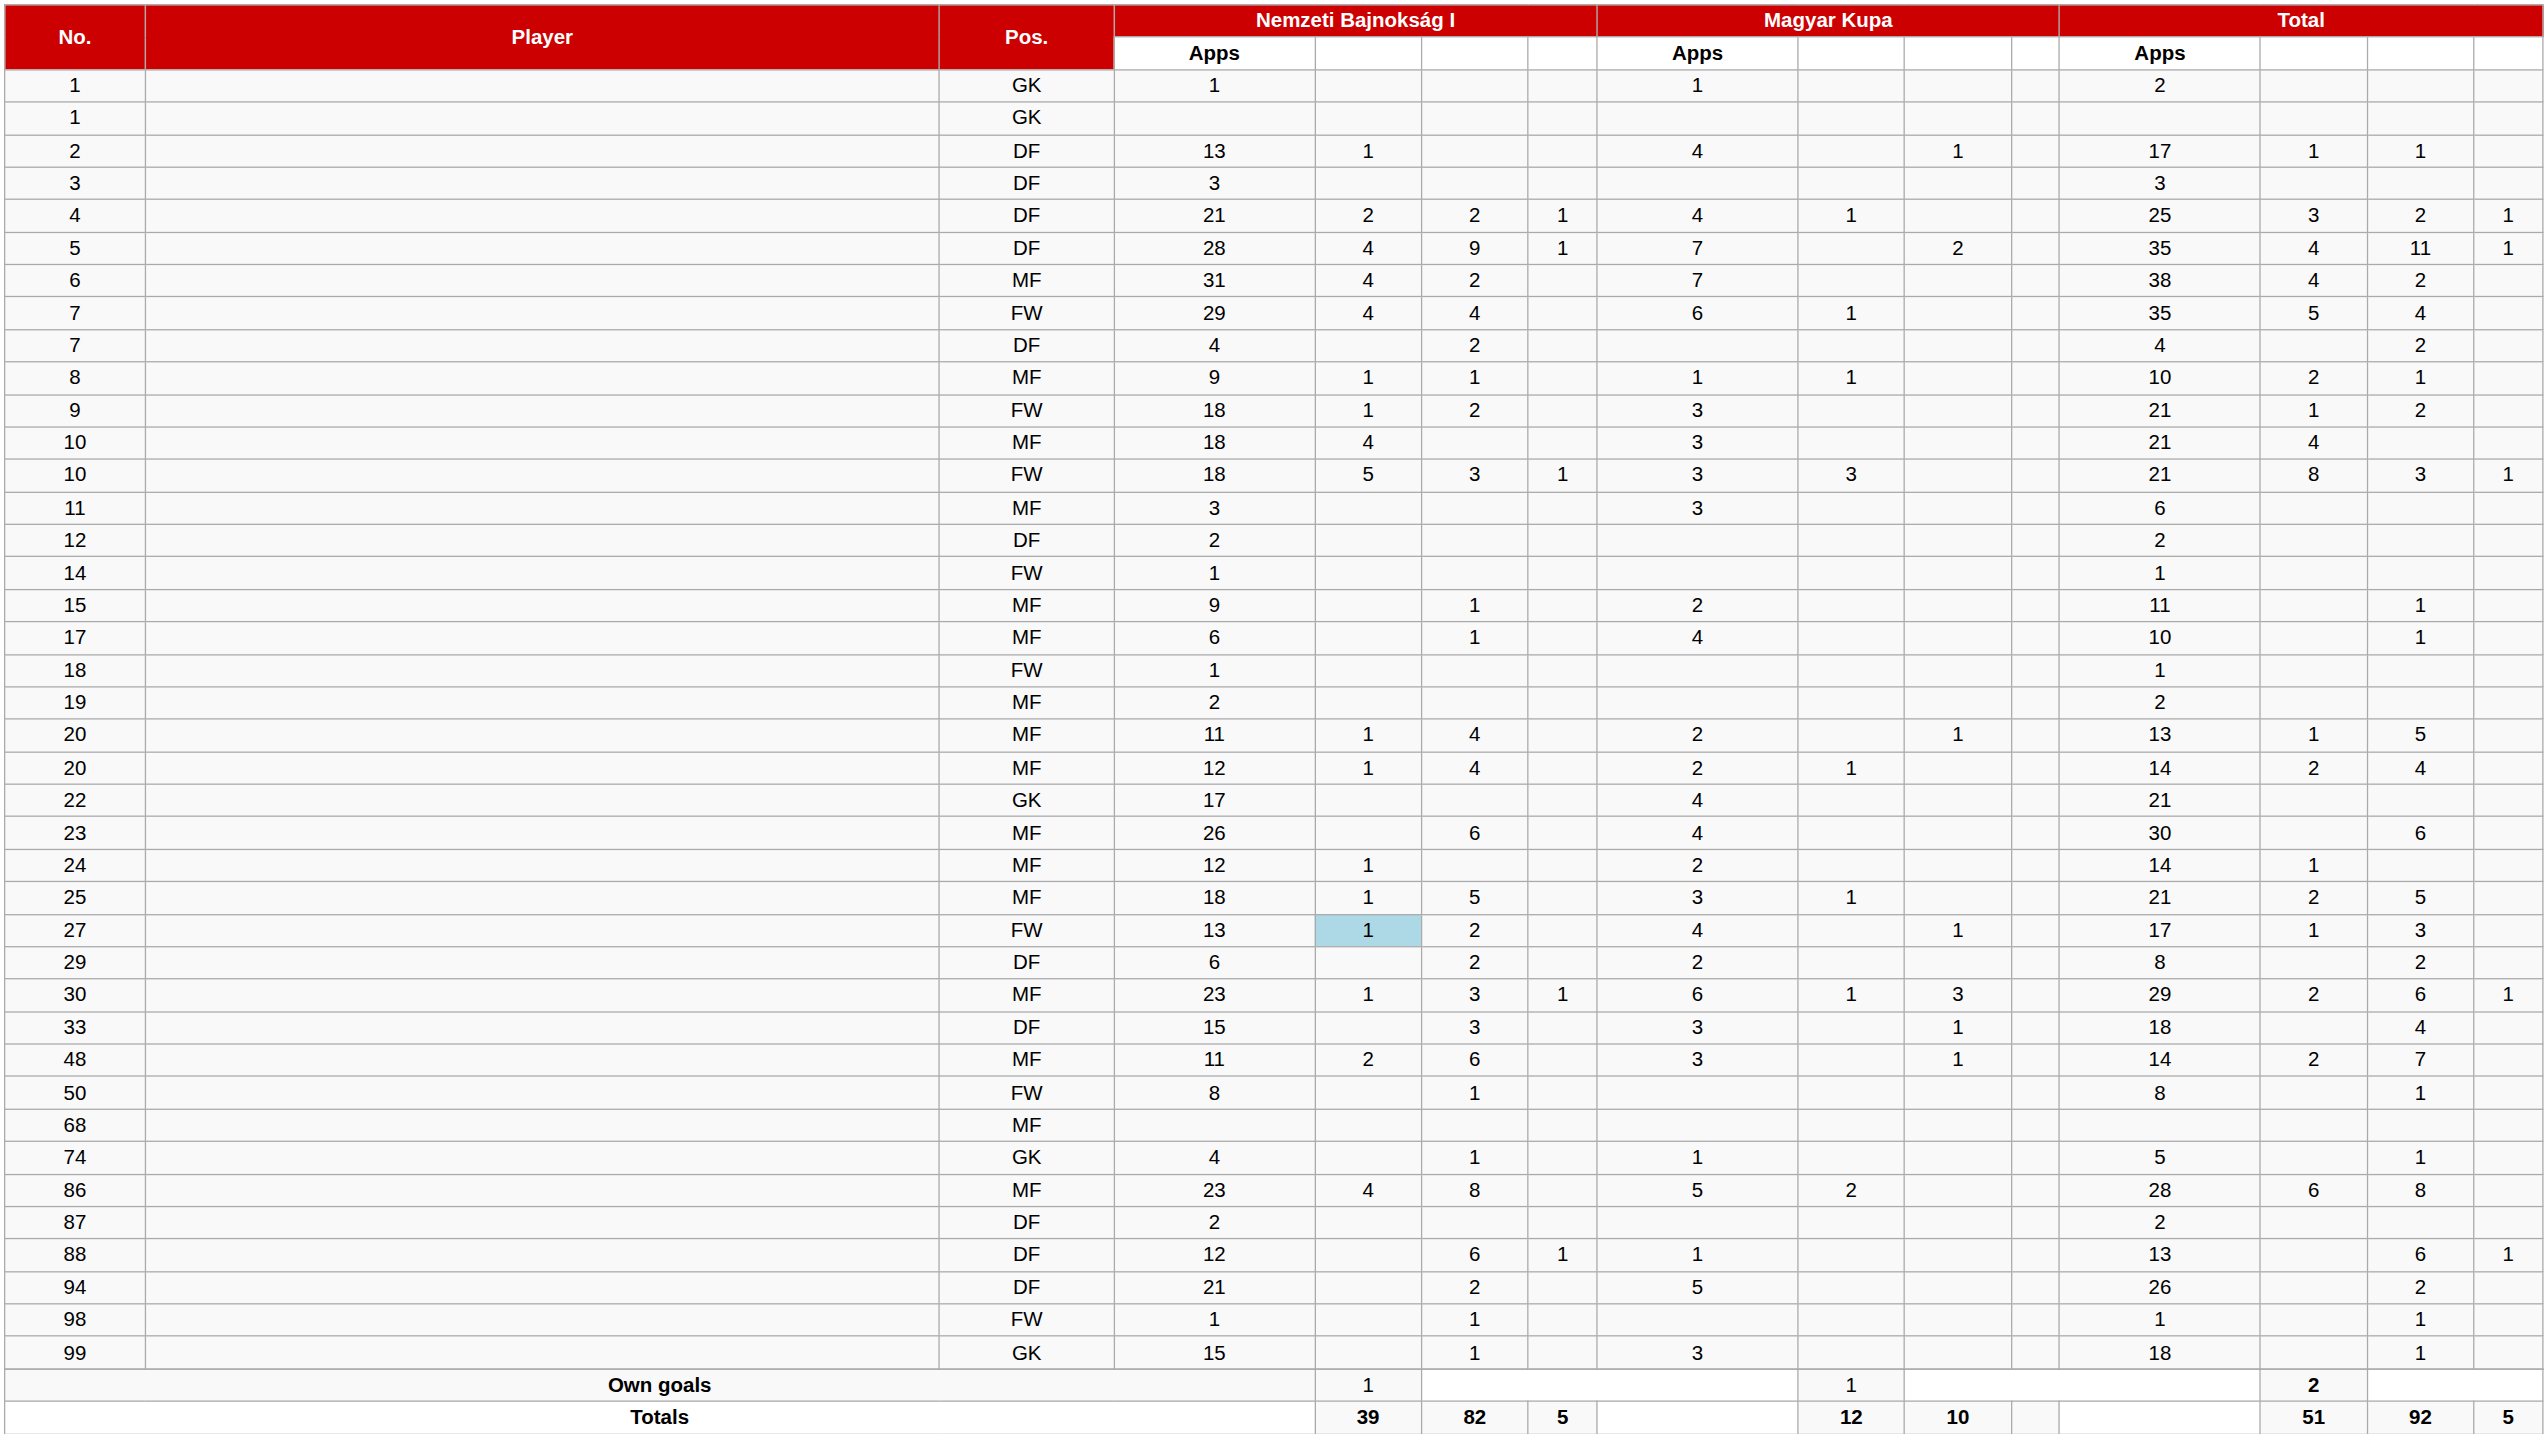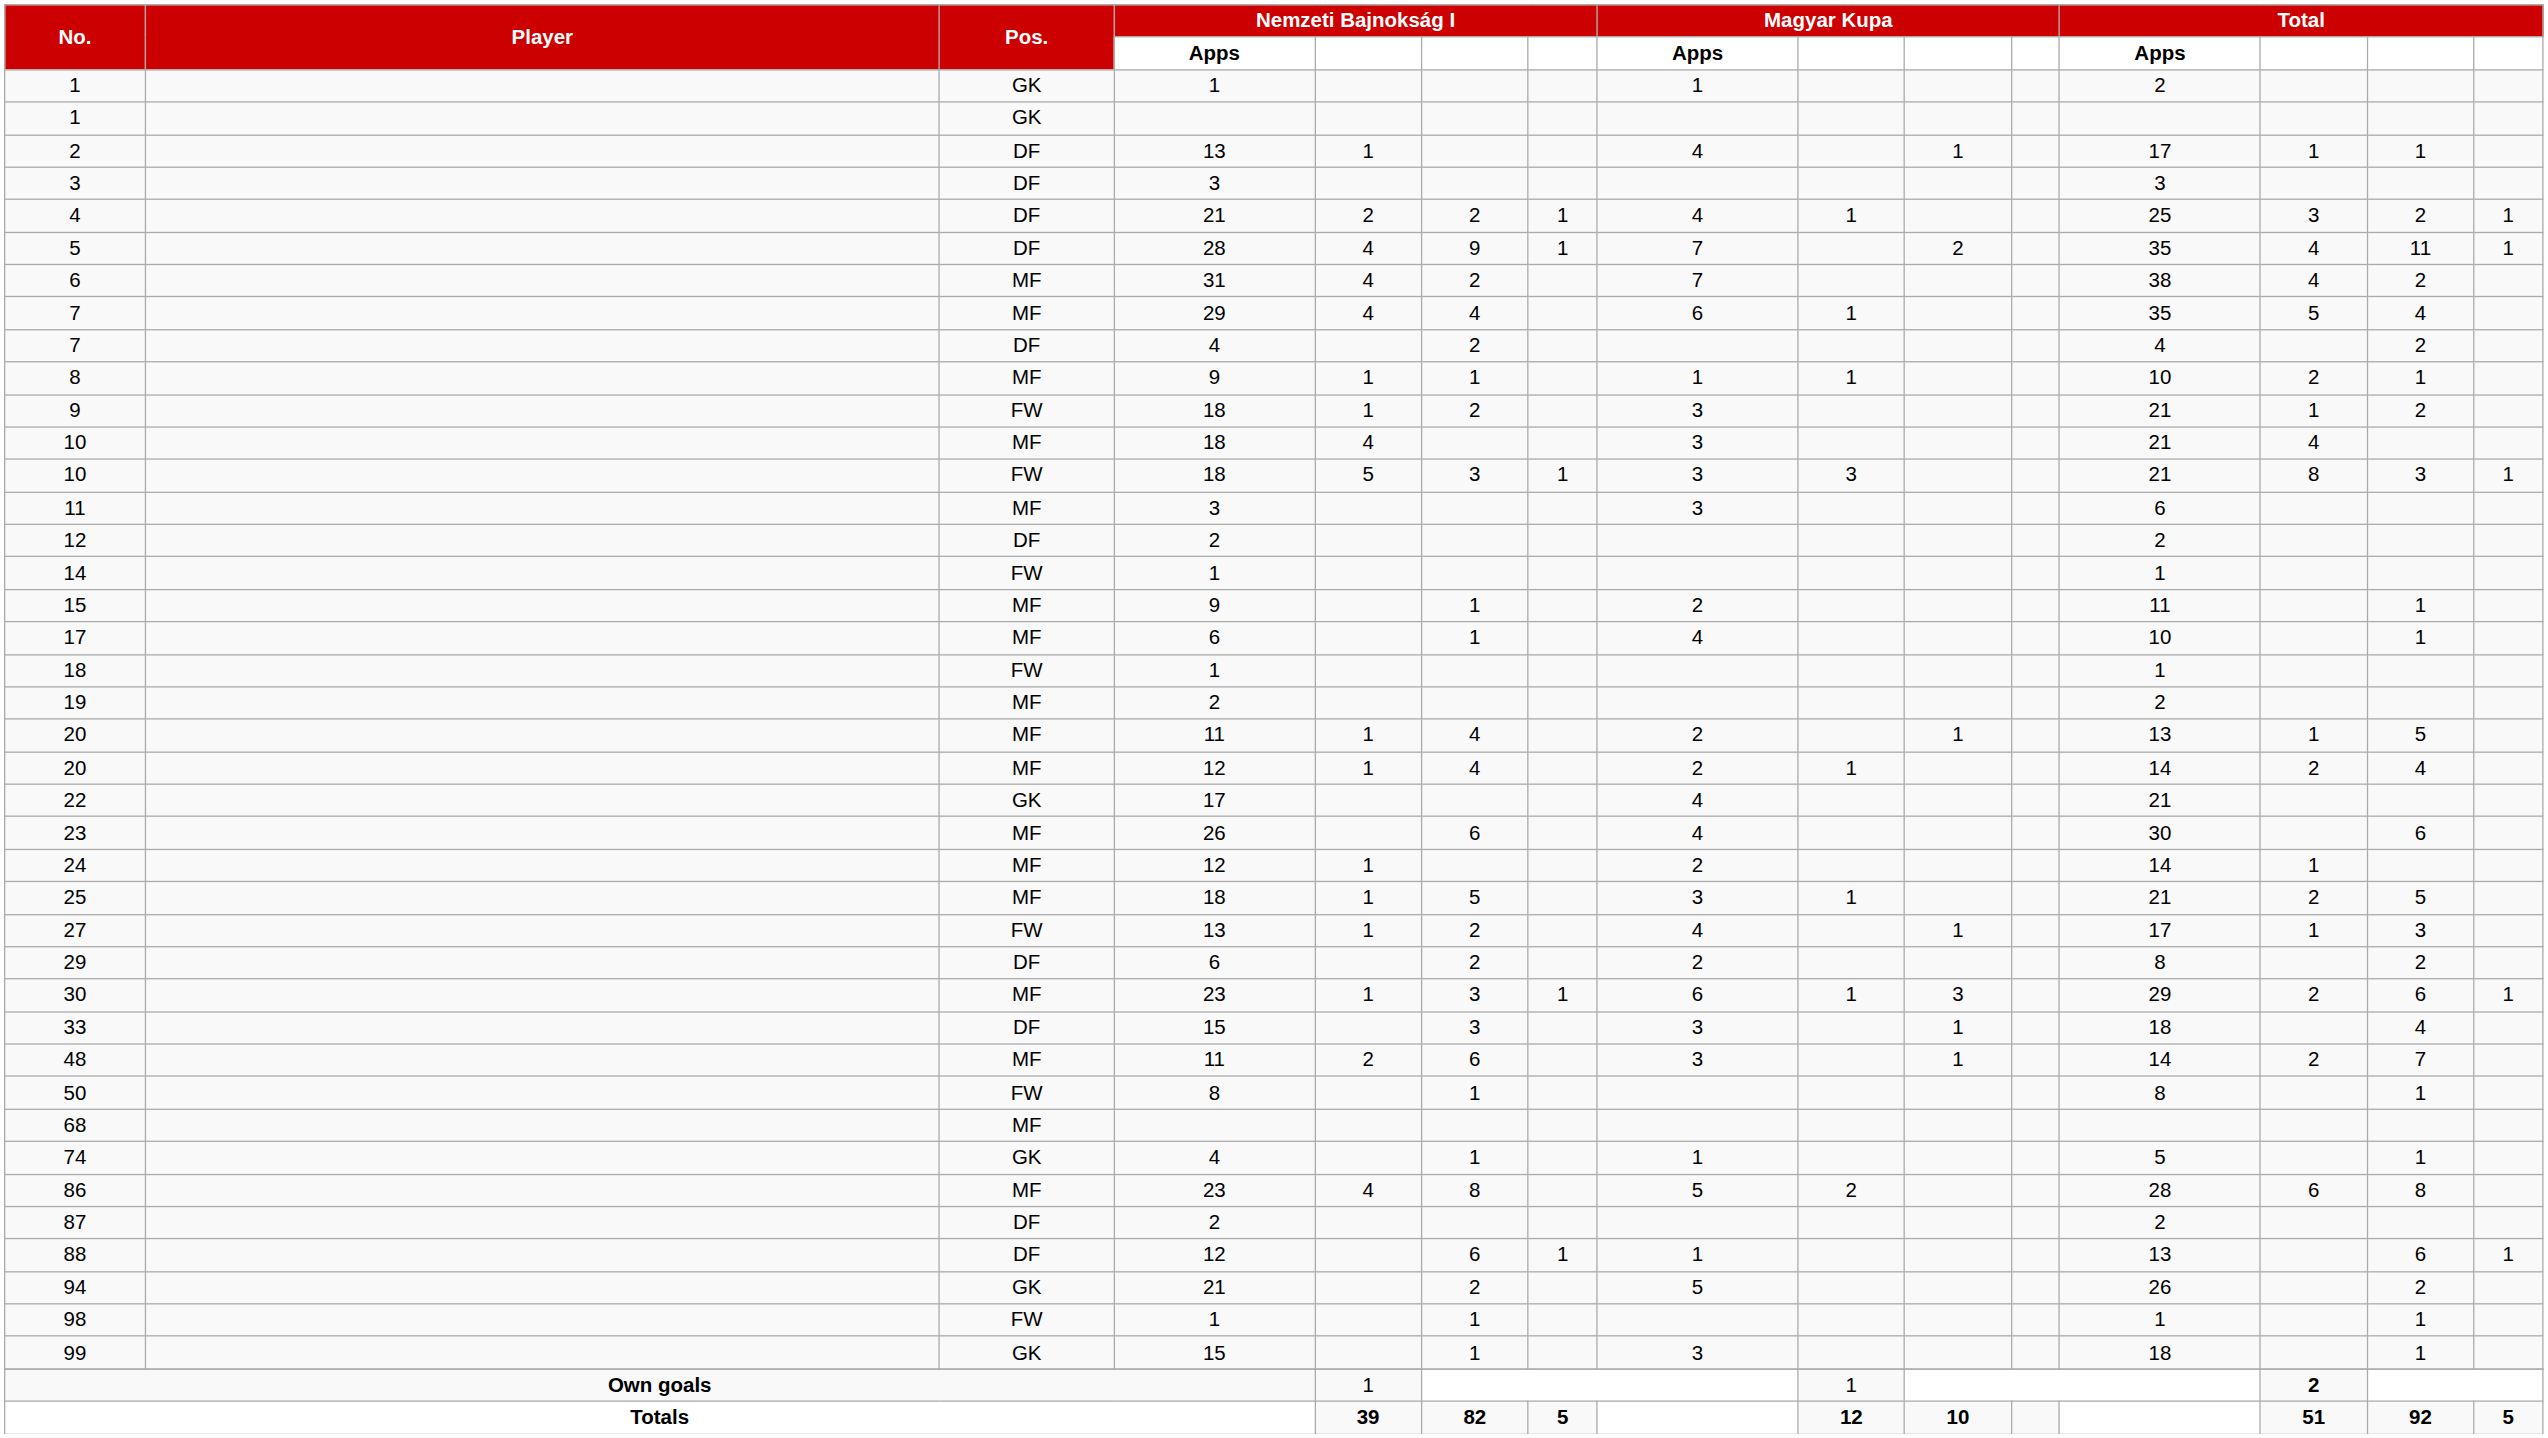(1027, 313) FW -> (1027, 313) MF
(1368, 930) lightblue background -> (1368, 930) no background
(1027, 1287) DF -> (1027, 1287) GK
